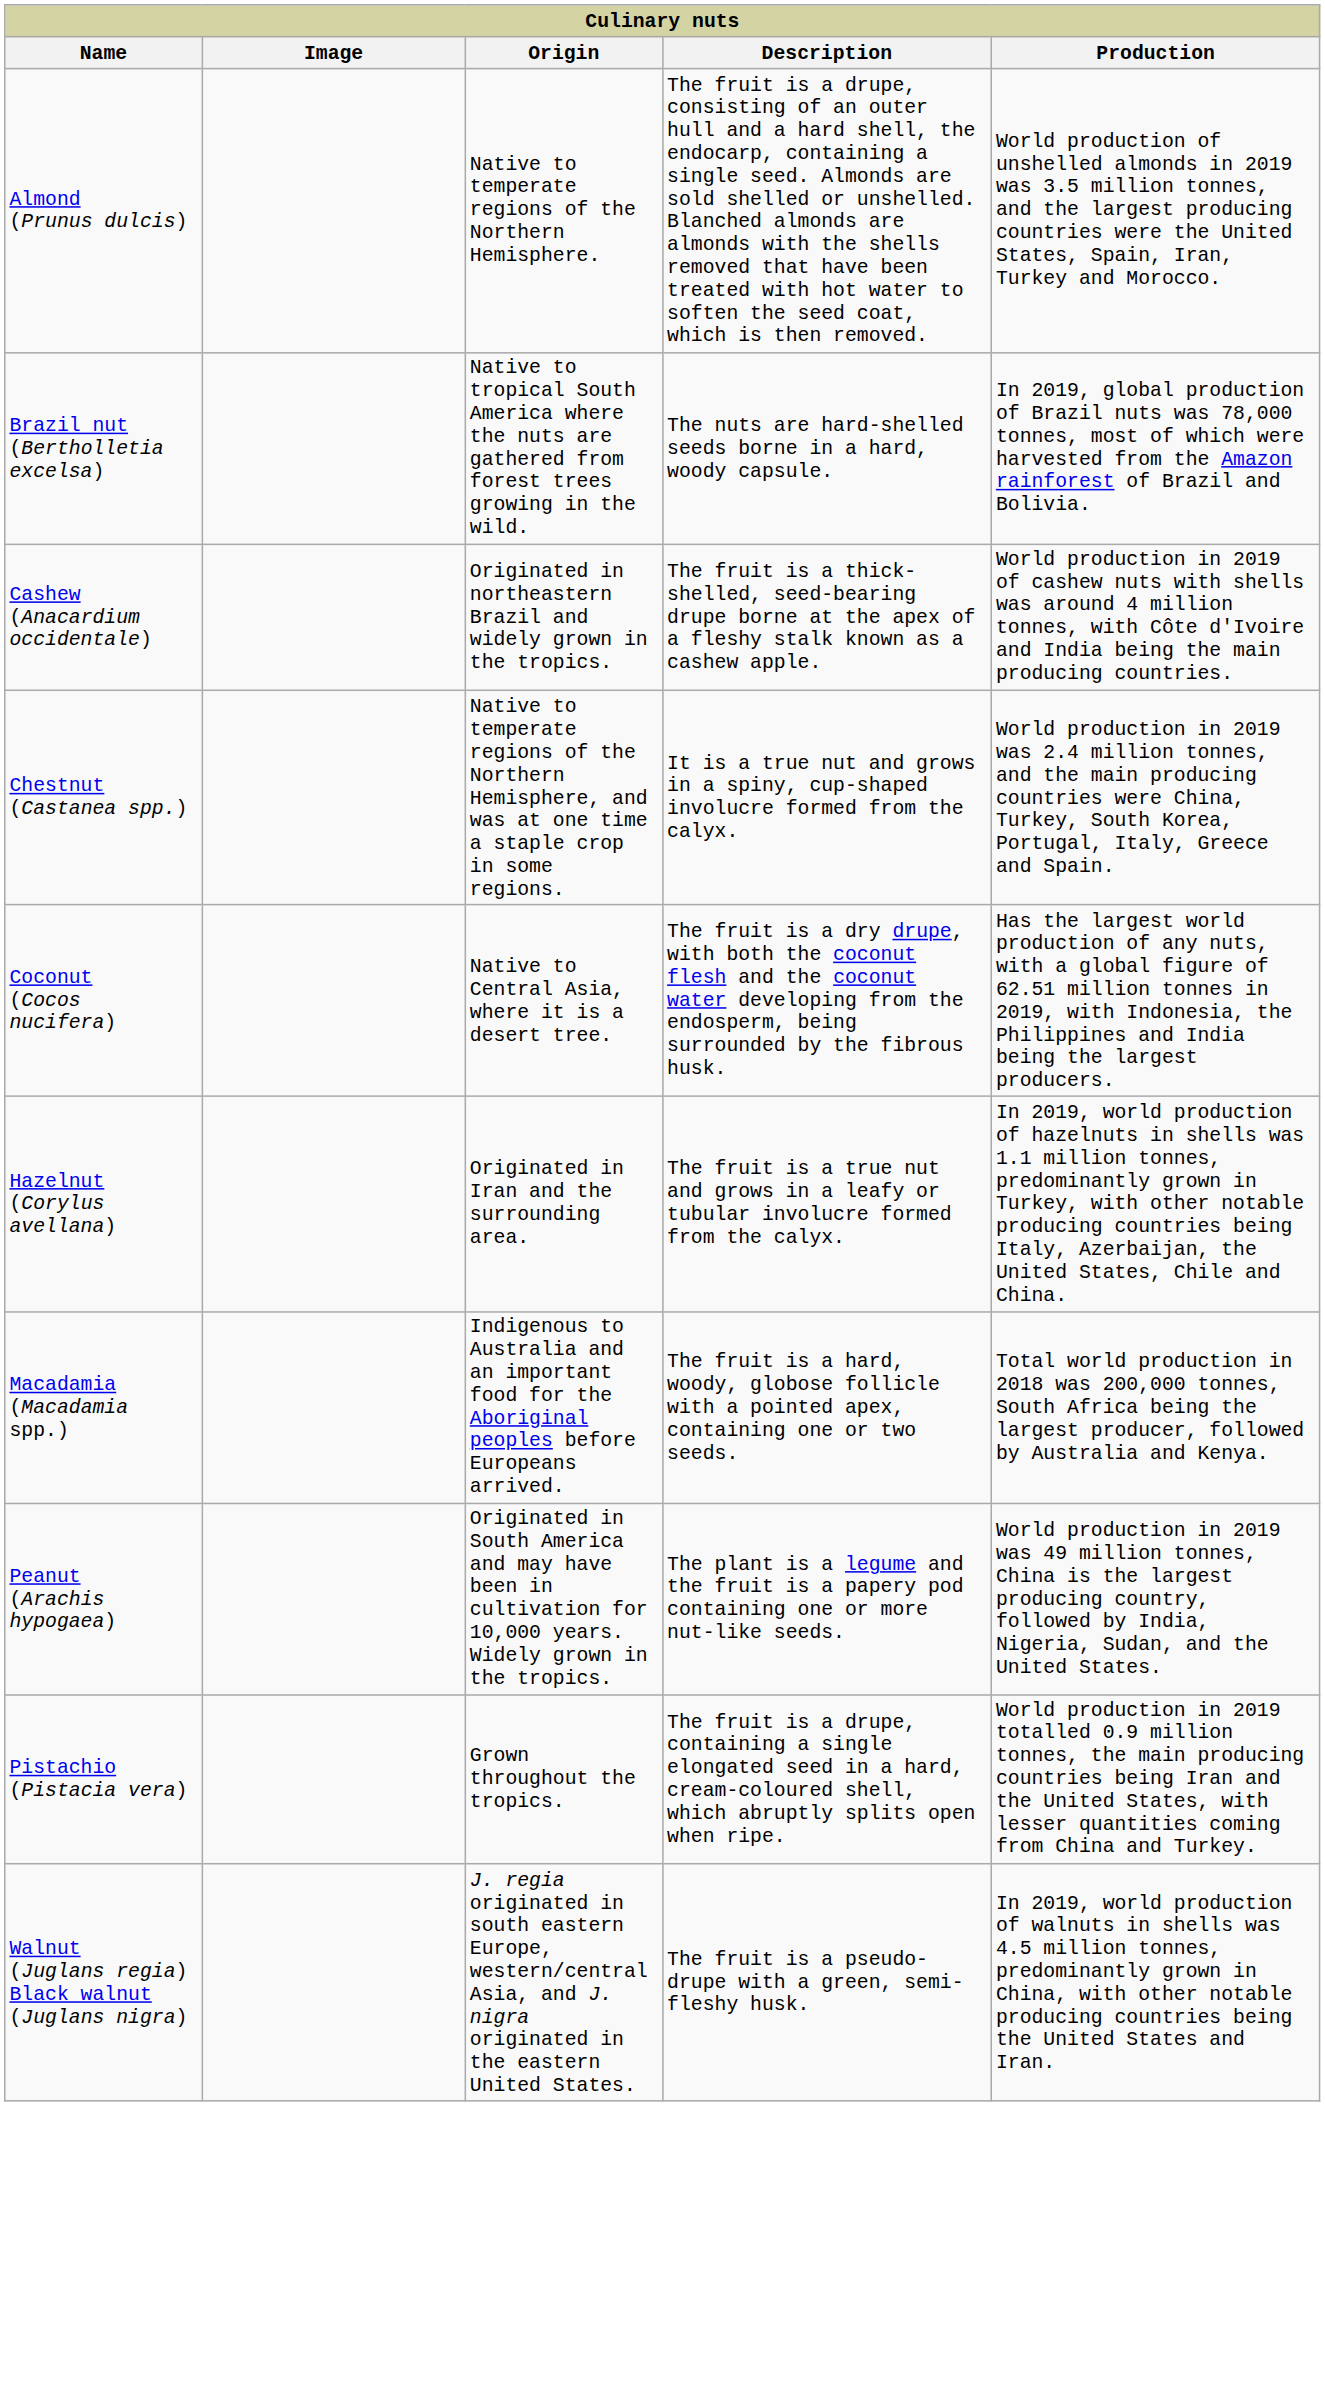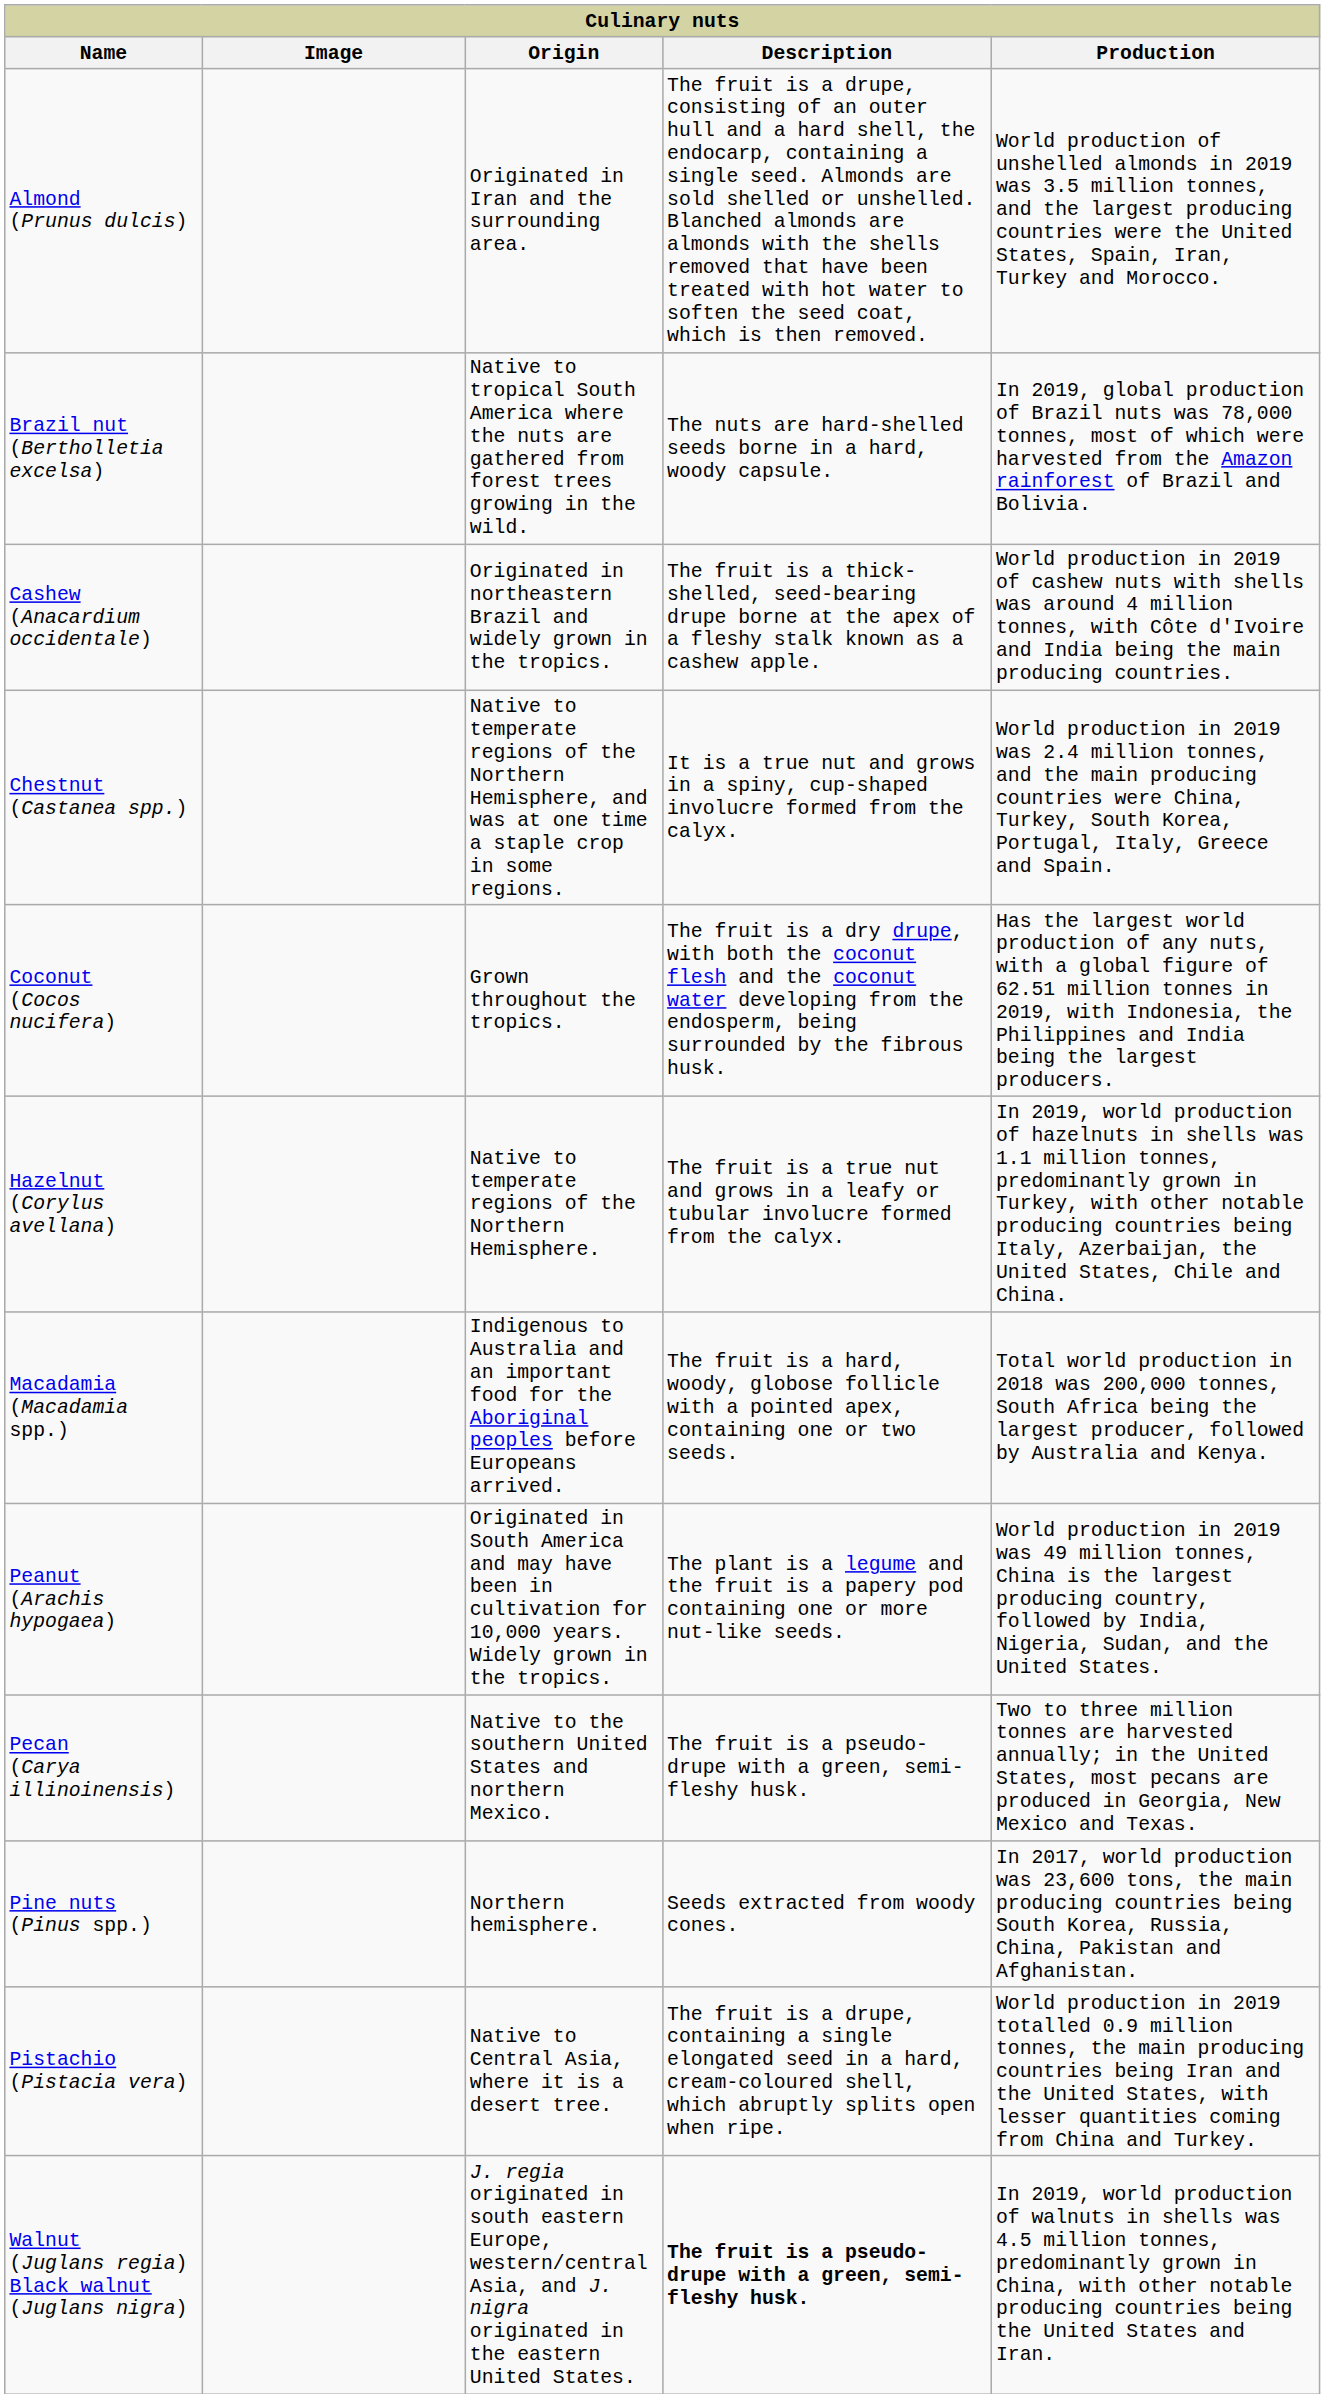(553, 211) Native to temperate regions of the Northern Hemisphere. -> (547, 211) Originated in Iran and the surrounding area.
(547, 1001) Native to Central Asia, where it is a desert tree. -> (553, 1001) Grown throughout the tropics.
(547, 1204) Originated in Iran and the surrounding area. -> (553, 1204) Native to temperate regions of the Northern Hemisphere.
+ row: (92, 1768)
+ row: (81, 1914)
(553, 1779) Grown throughout the tropics. -> (547, 2072) Native to Central Asia, where it is a desert tree.
(815, 1983) normal -> (815, 2275) bold
